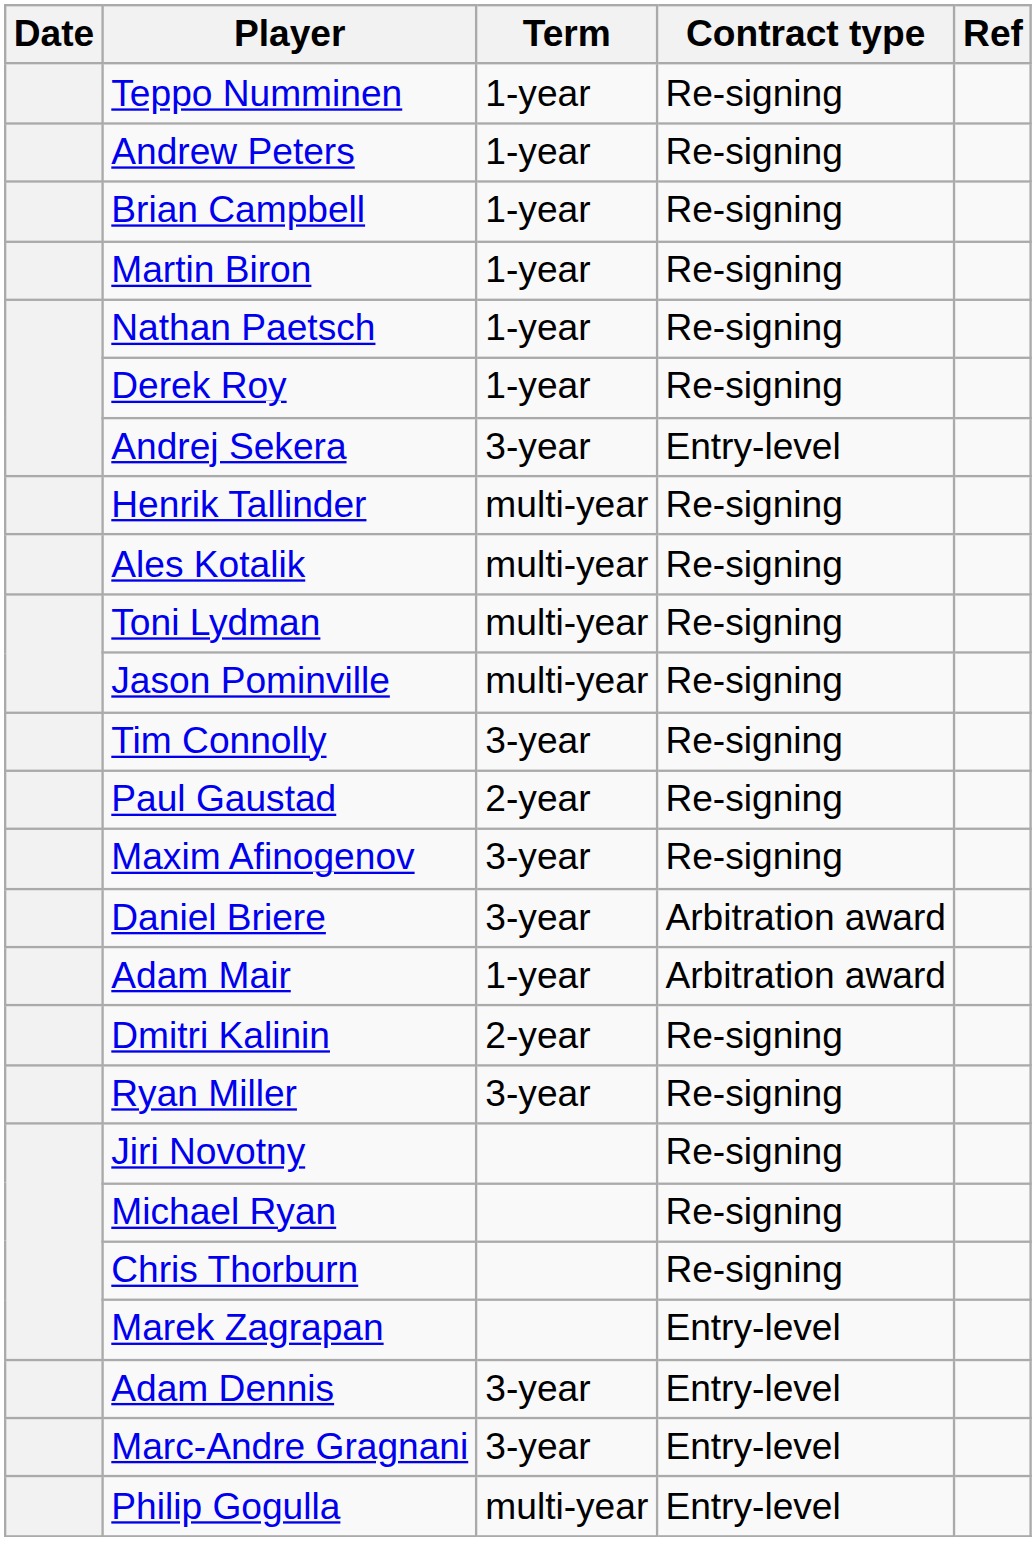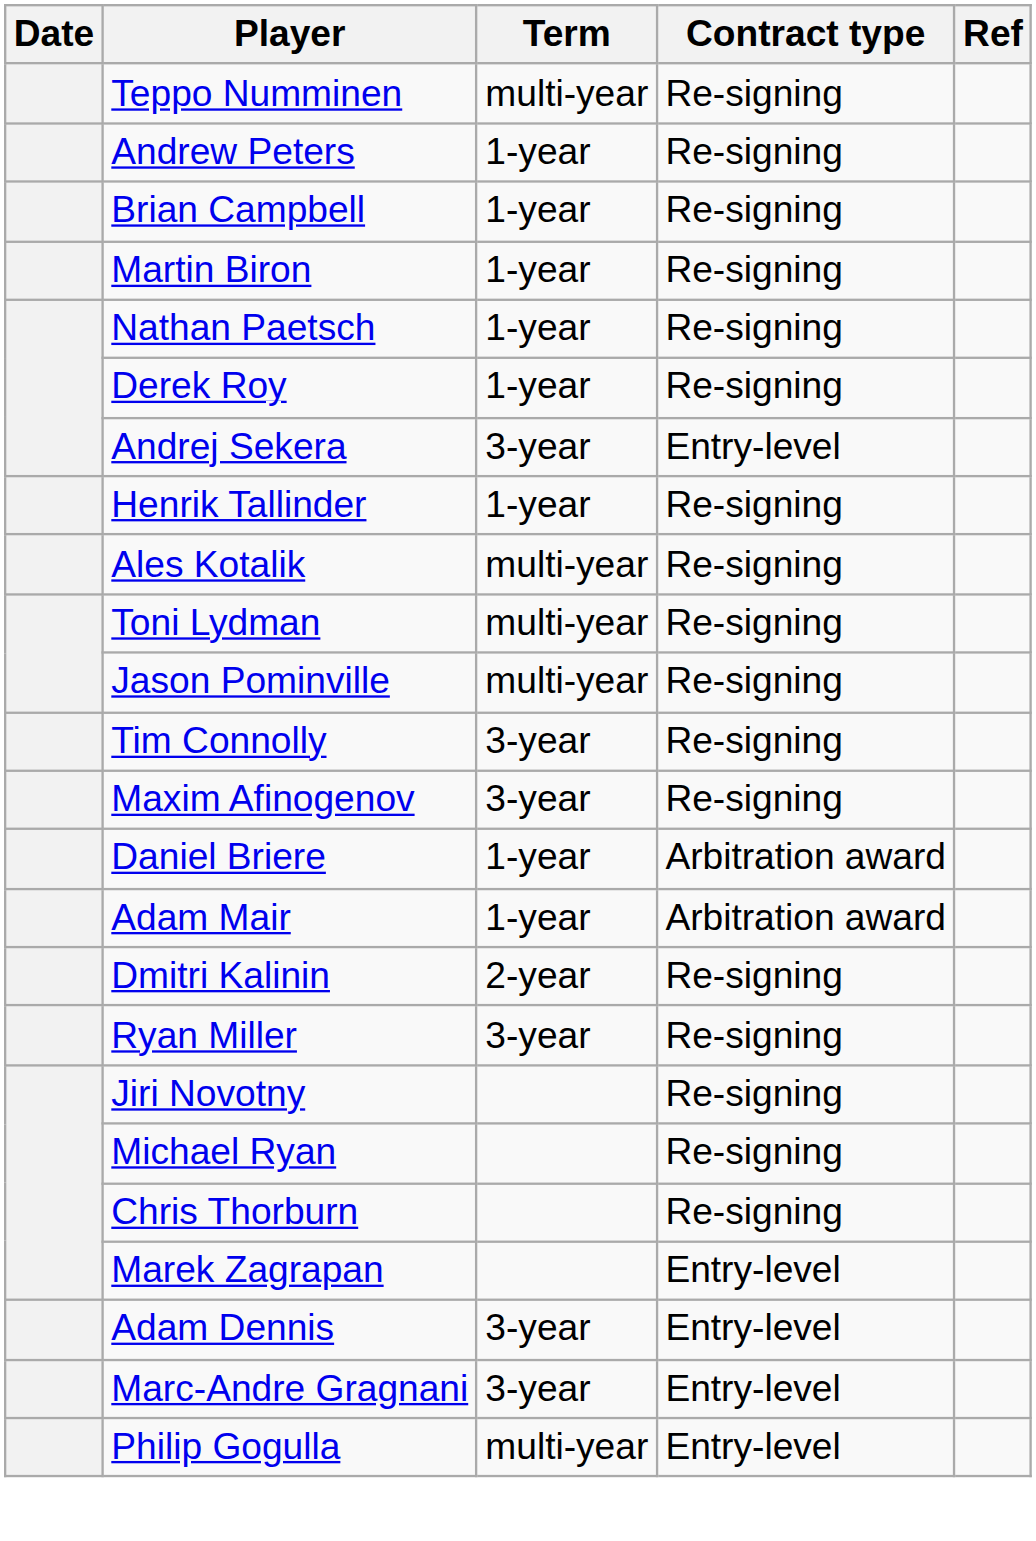(538, 92) 1-year -> (567, 92) multi-year
(567, 504) multi-year -> (538, 504) 1-year
- row: (224, 799)
(538, 916) 3-year -> (538, 858) 1-year
